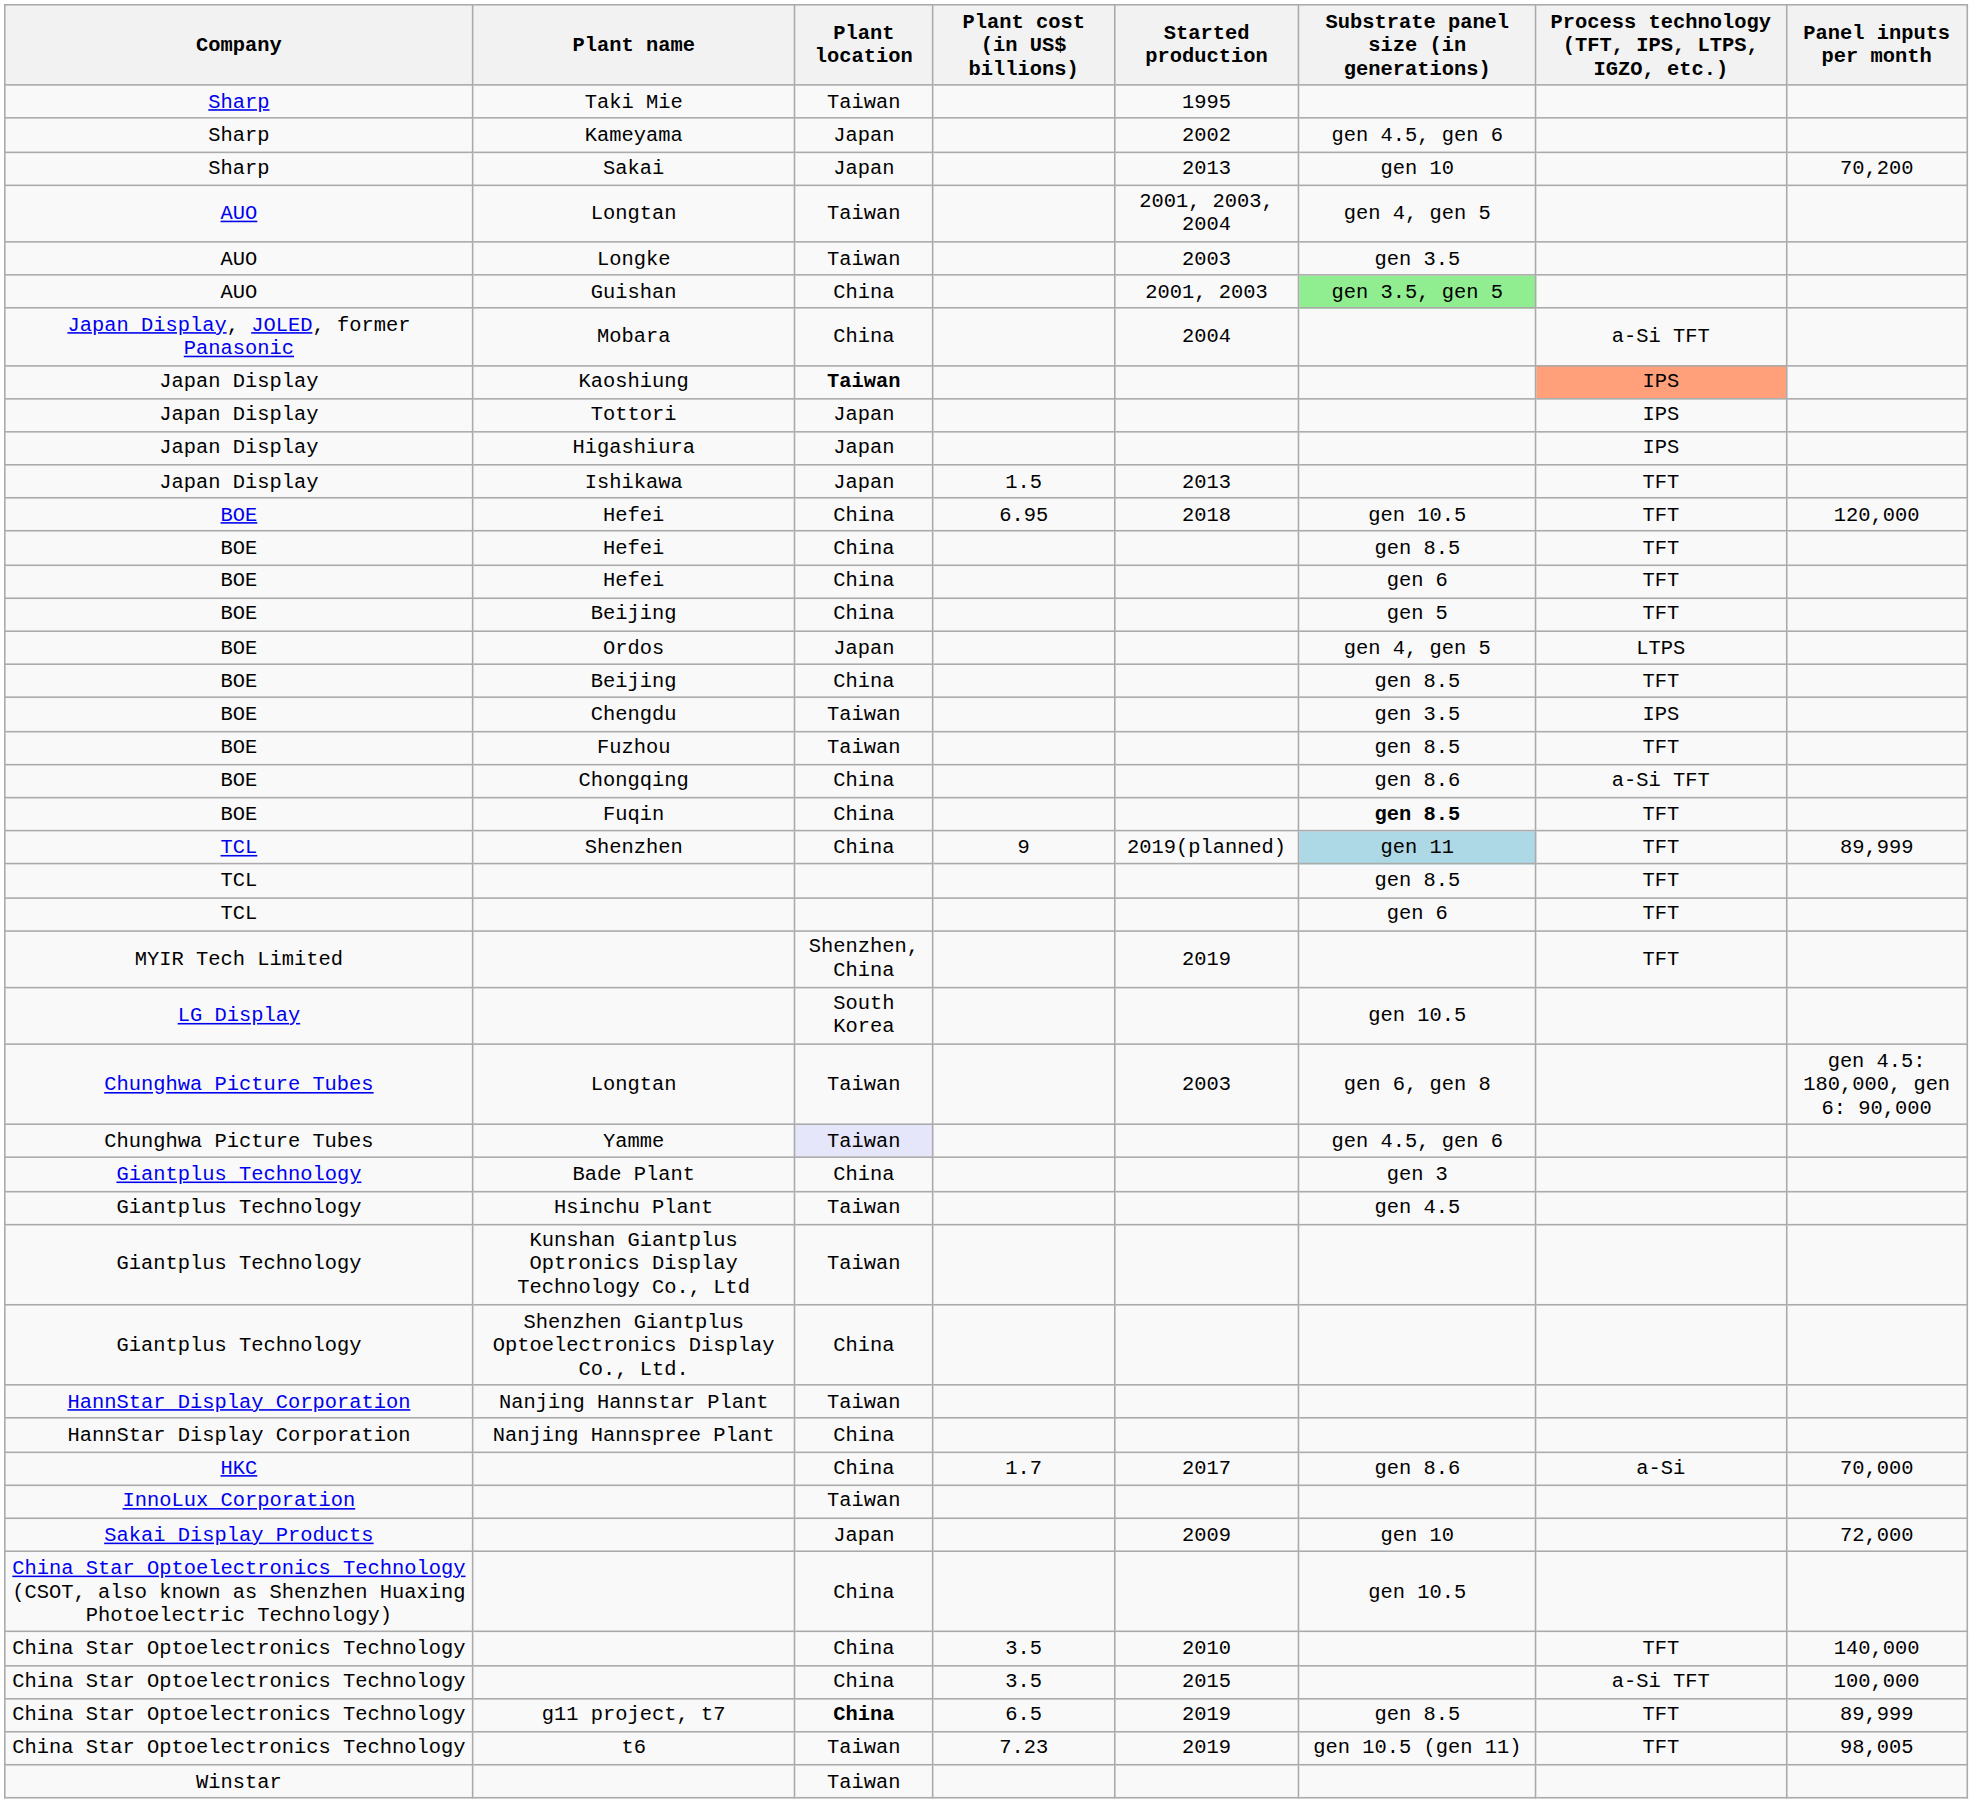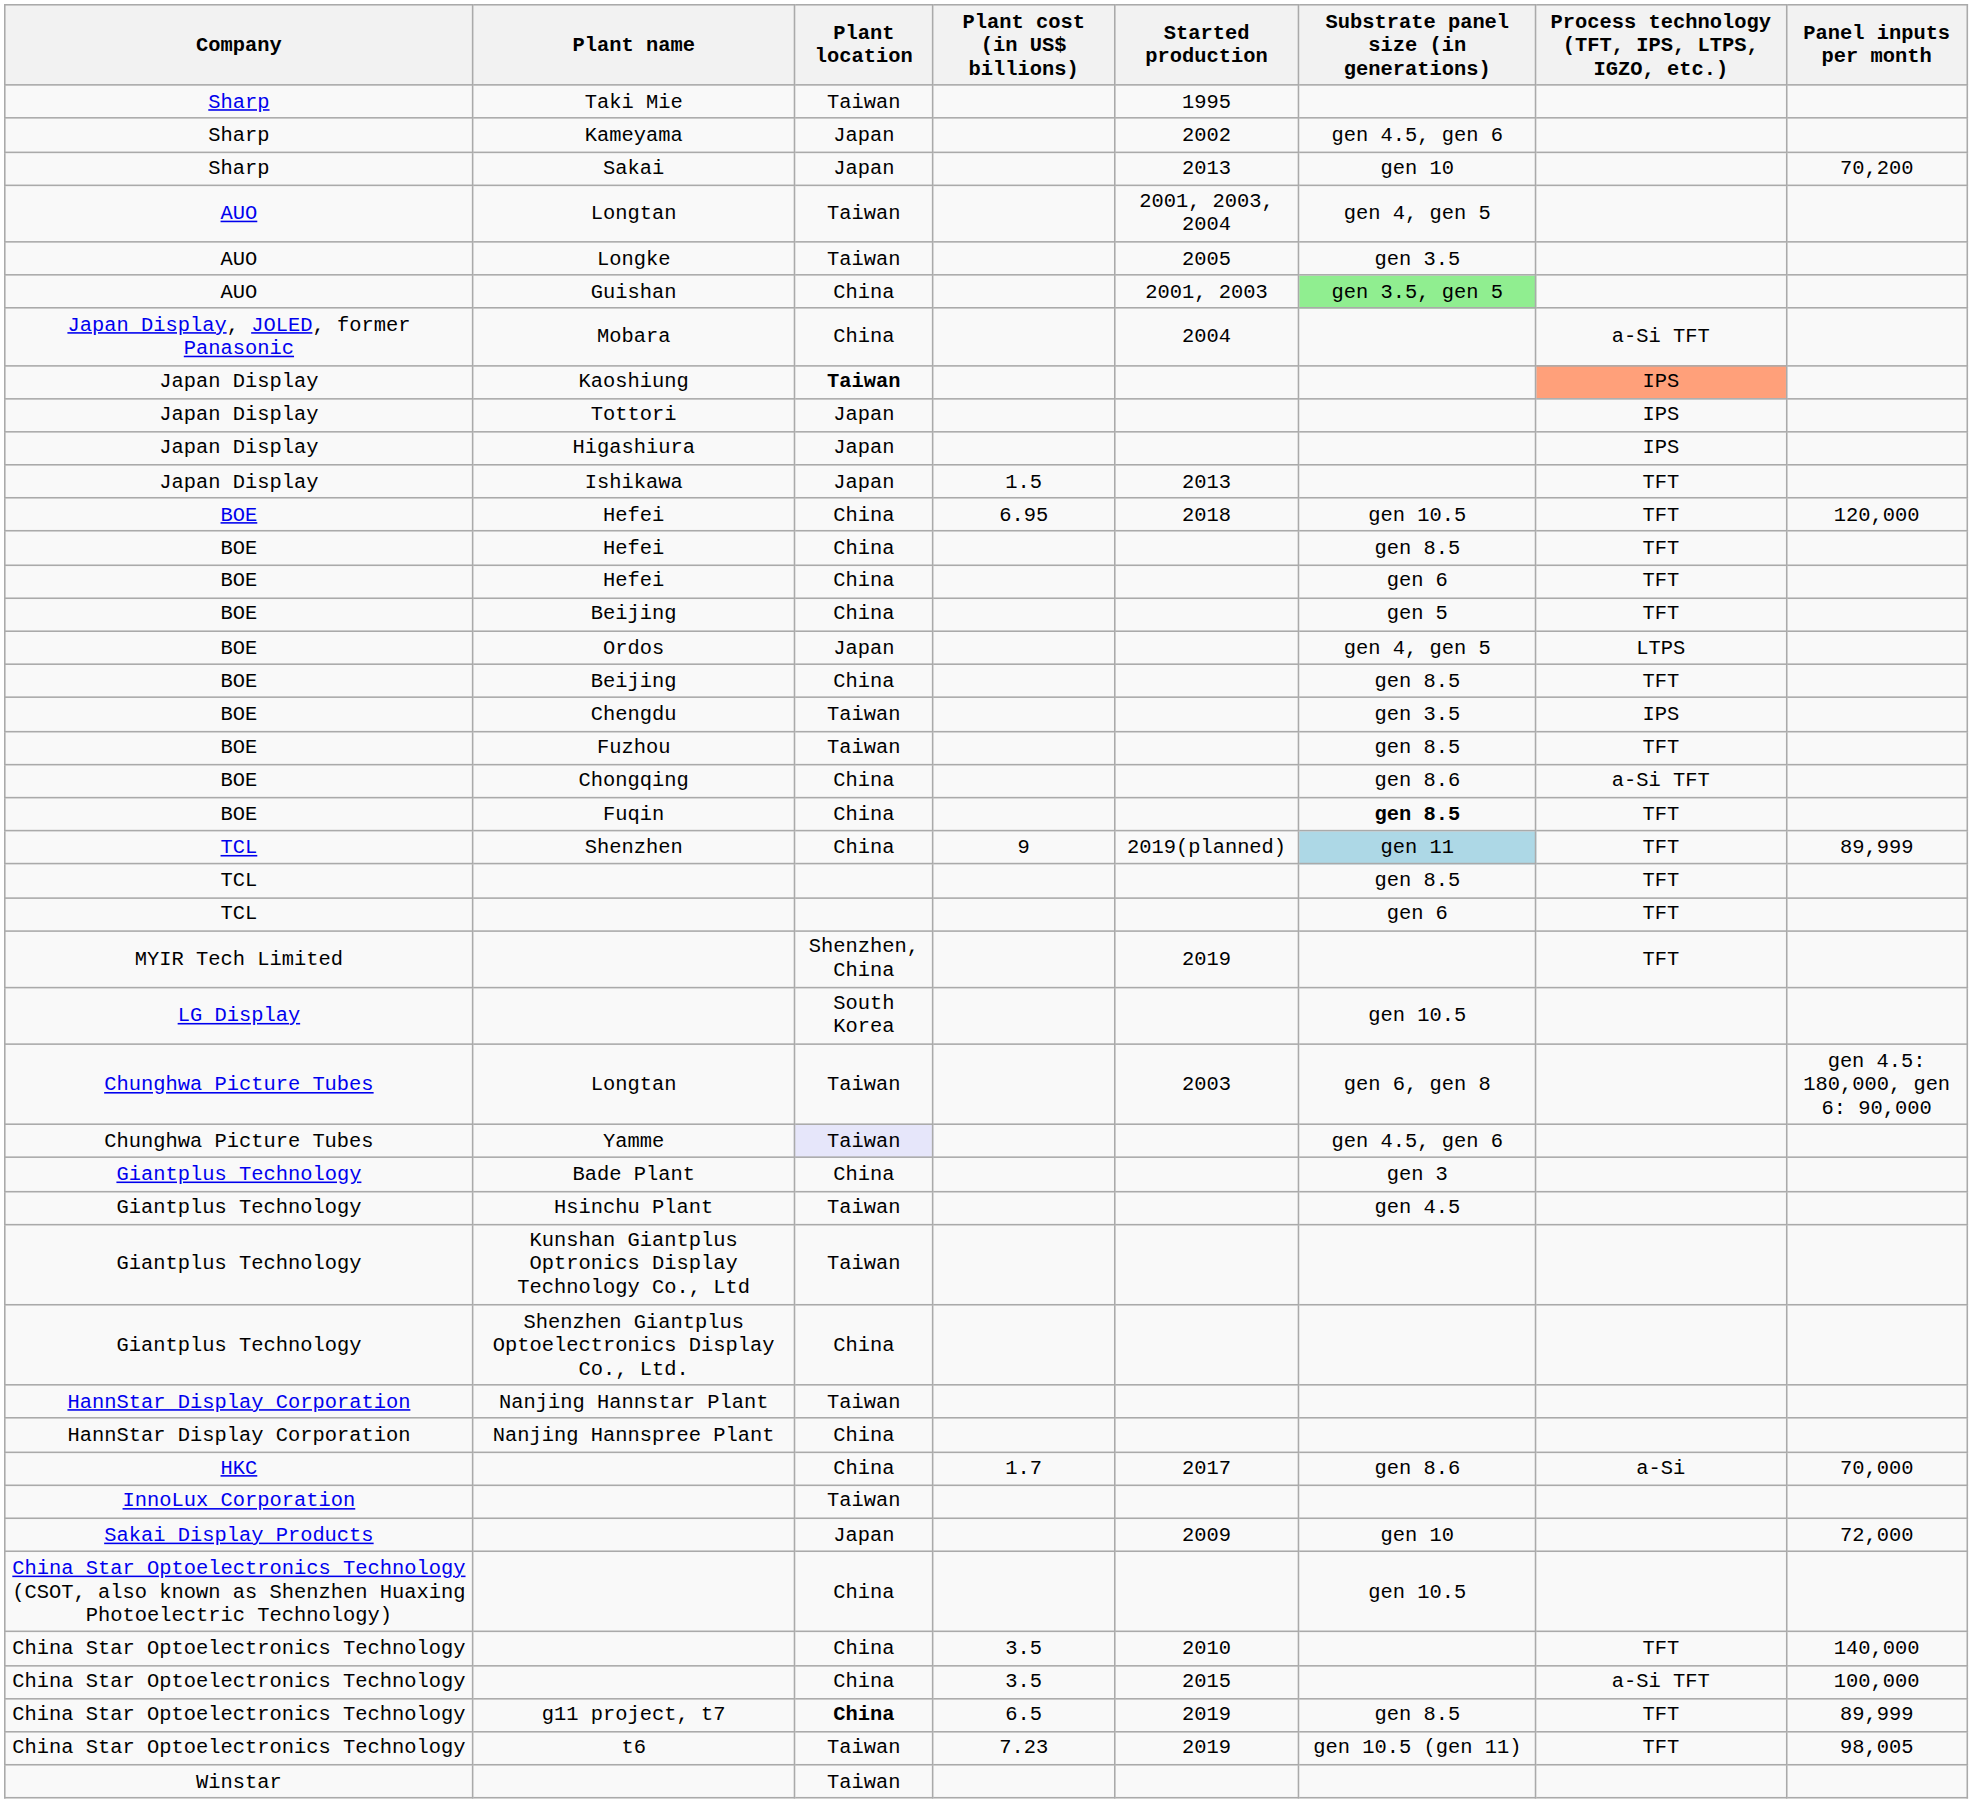(1207, 258) 2003 -> (1207, 258) 2005
